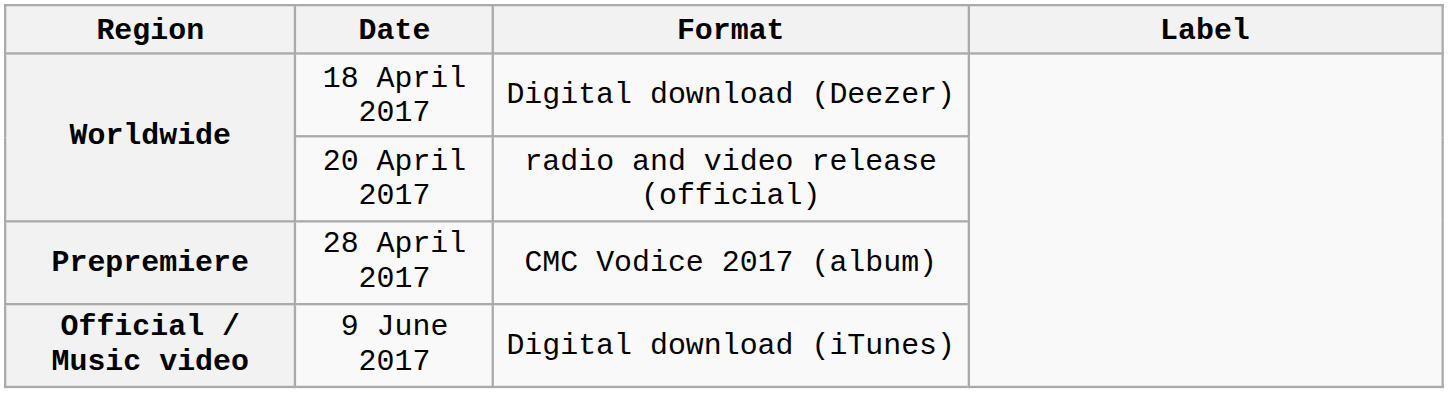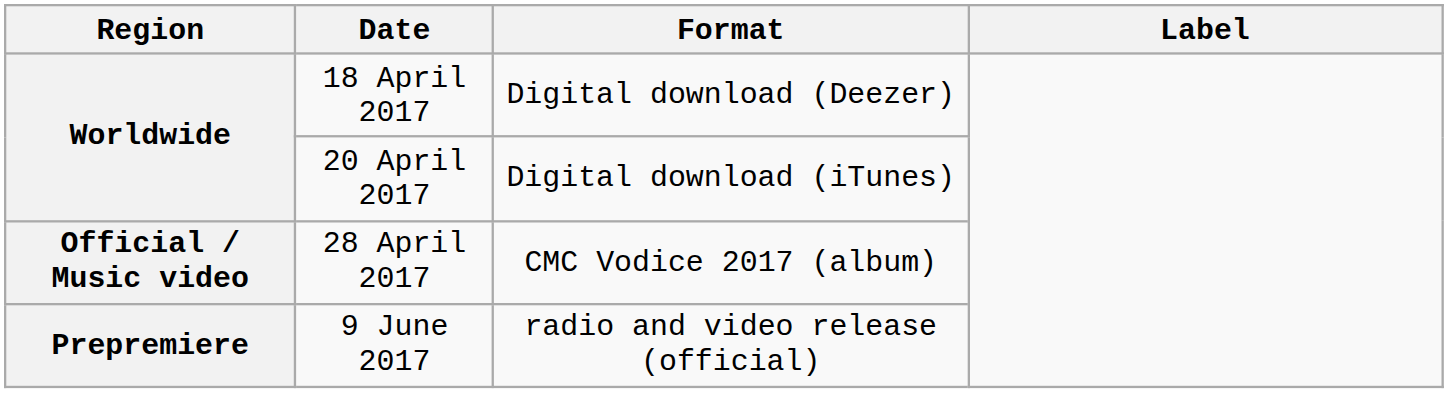(731, 179) radio and video release (official) -> (731, 179) Digital download (iTunes)
(150, 262) Prepremiere -> (150, 262) Official / Music video
(150, 345) Official / Music video -> (150, 345) Prepremiere
(731, 345) Digital download (iTunes) -> (731, 345) radio and video release (official)
